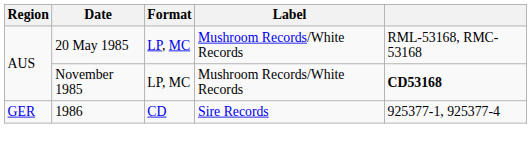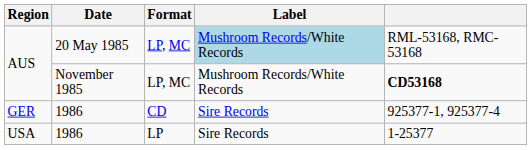(271, 44) no background -> (271, 44) lightblue background
+ row: (21, 133)
